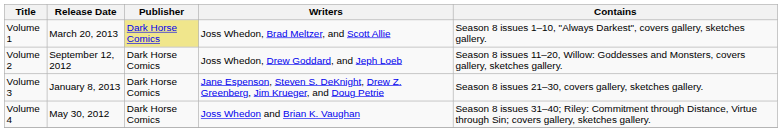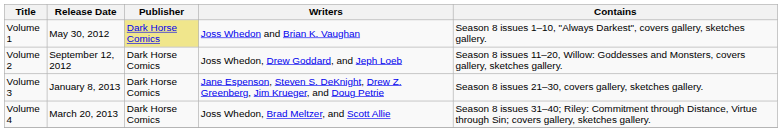(84, 33) March 20, 2013 -> (79, 33) May 30, 2012
(296, 33) Joss Whedon, Brad Meltzer, and Scott Allie -> (280, 33) Joss Whedon and Brian K. Vaughan
(79, 114) May 30, 2012 -> (84, 114) March 20, 2013
(280, 114) Joss Whedon and Brian K. Vaughan -> (296, 114) Joss Whedon, Brad Meltzer, and Scott Allie
